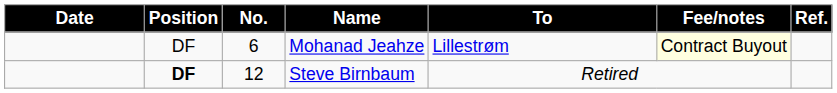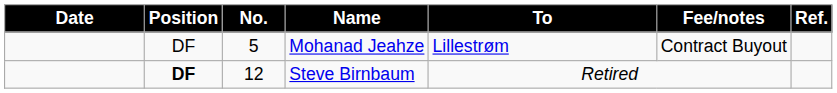(254, 46) 6 -> (254, 46) 5
(724, 46) lightyellow background -> (724, 46) no background
